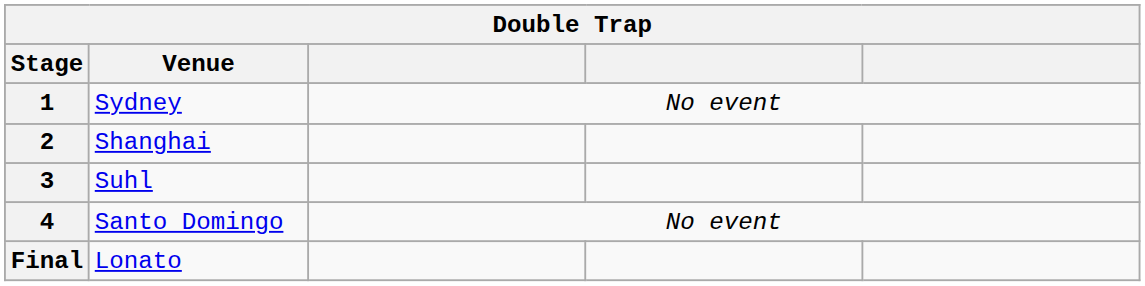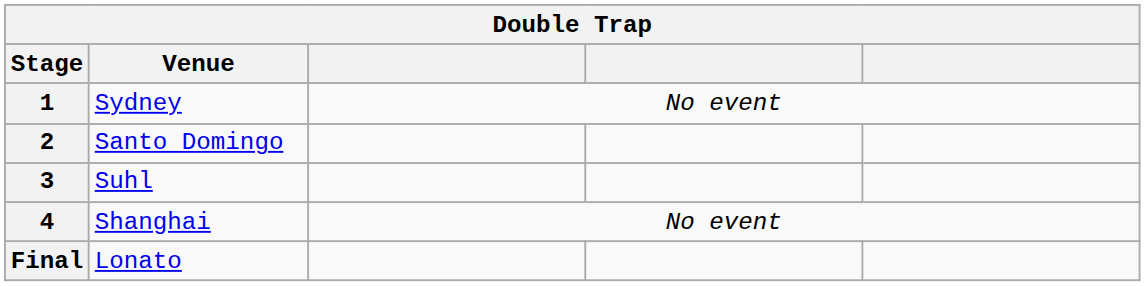(153, 143) Shanghai -> (189, 143) Santo Domingo
(189, 222) Santo Domingo -> (153, 222) Shanghai
